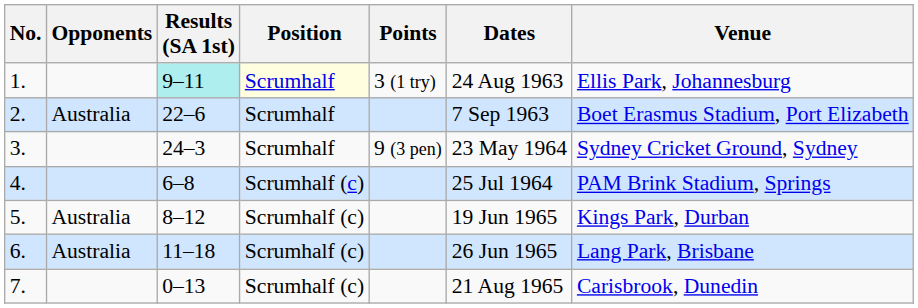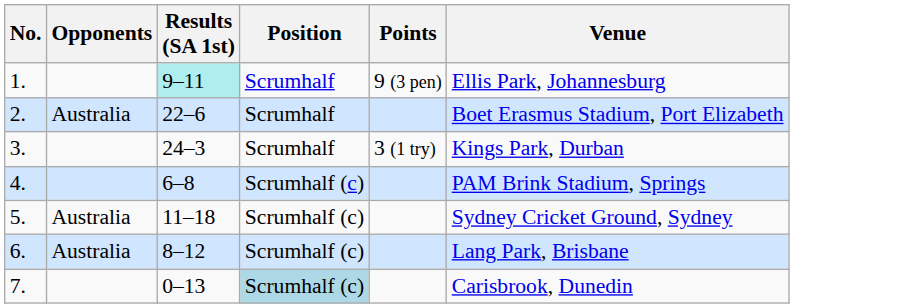- column: (509, 33)
(290, 80) lightyellow background -> (290, 80) no background
(405, 80) 3 (1 try) -> (408, 80) 9 (3 pen)
(408, 148) 9 (3 pen) -> (405, 148) 3 (1 try)
(717, 148) Sydney Cricket Ground, Sydney -> (538, 148) Kings Park, Durban
(184, 217) 8–12 -> (189, 217) 11–18
(663, 217) Kings Park, Durban -> (592, 217) Sydney Cricket Ground, Sydney
(189, 251) 11–18 -> (184, 251) 8–12
(304, 285) no background -> (304, 285) lightblue background
